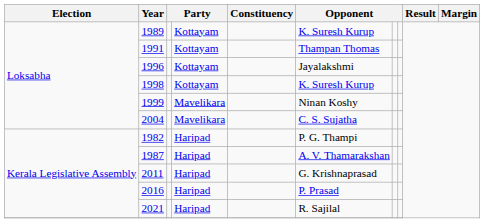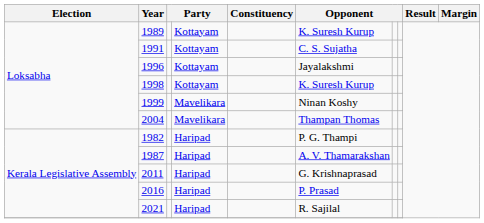(339, 48) Thampan Thomas -> (328, 48) C. S. Sujatha
(328, 119) C. S. Sujatha -> (339, 119) Thampan Thomas
